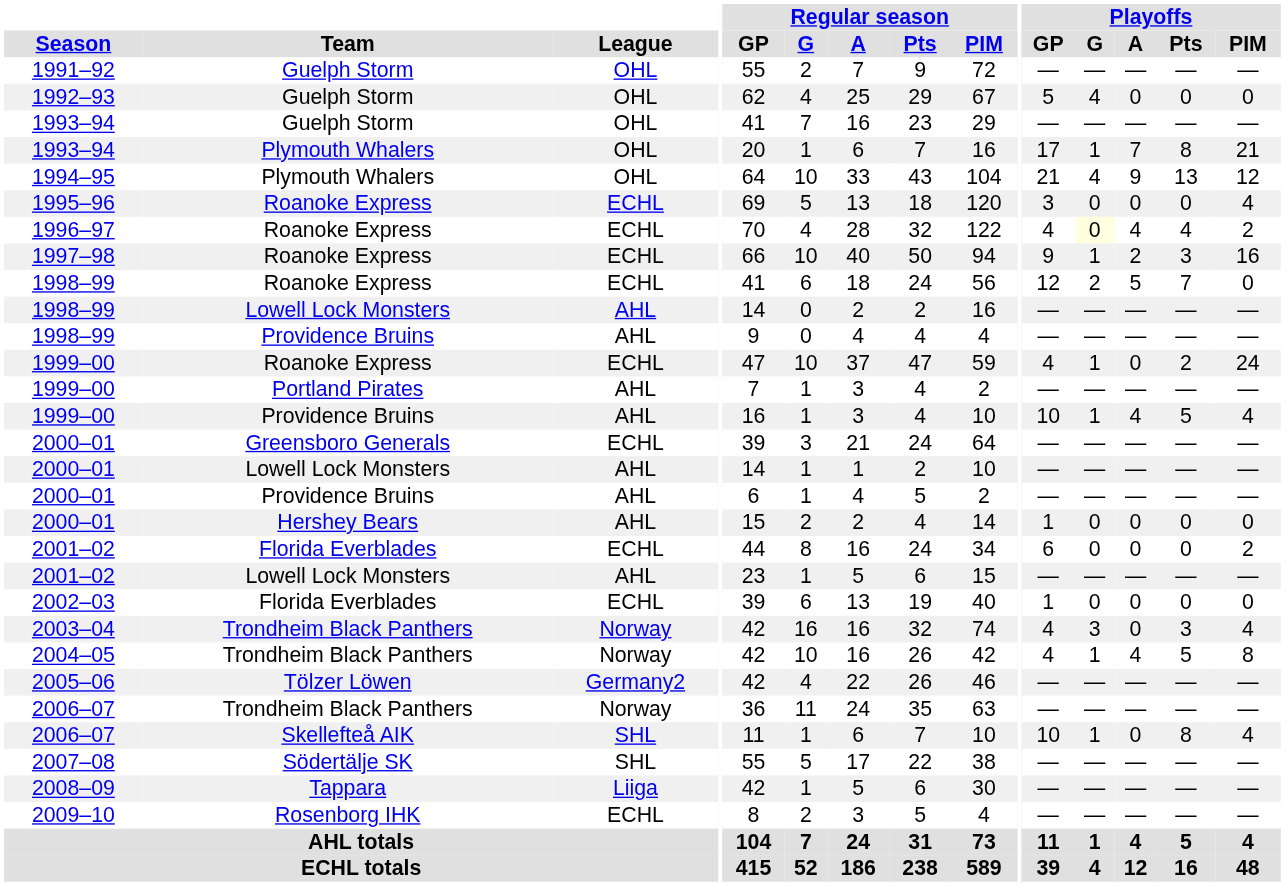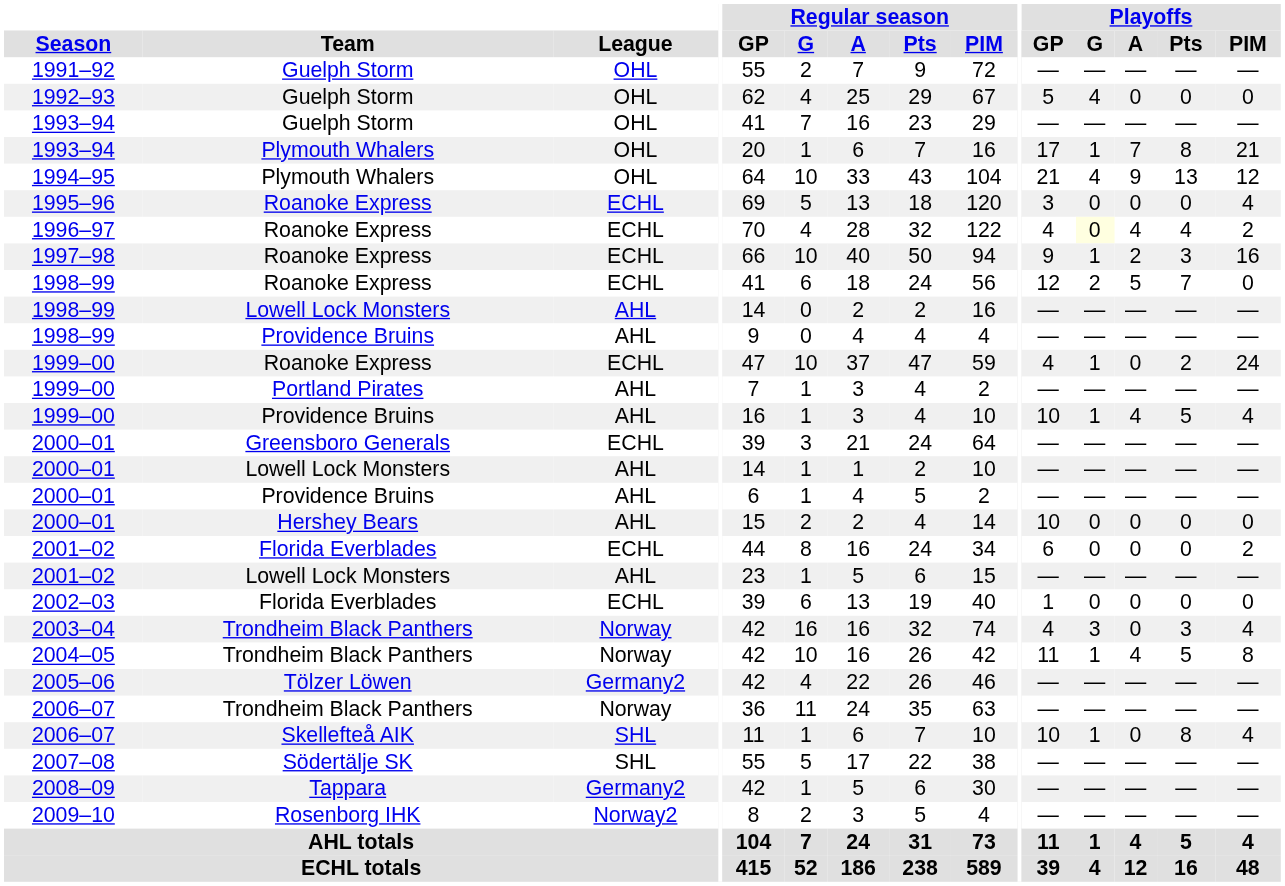(1048, 522) 1 -> (1048, 522) 10
(1048, 655) 4 -> (1048, 655) 11
(635, 788) Liiga -> (635, 788) Germany2
(635, 815) ECHL -> (635, 815) Norway2
